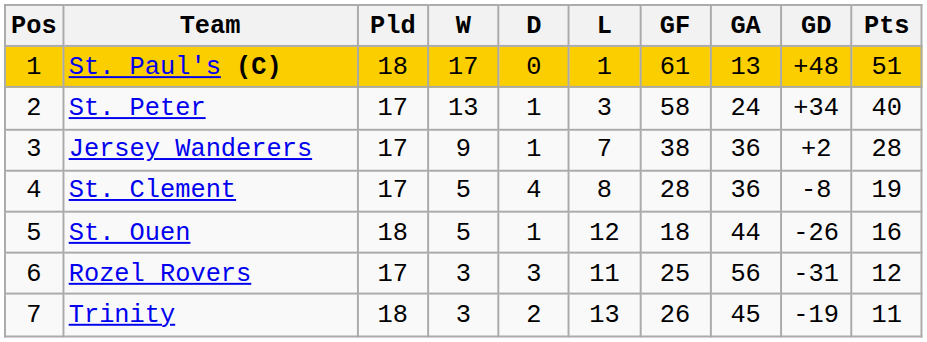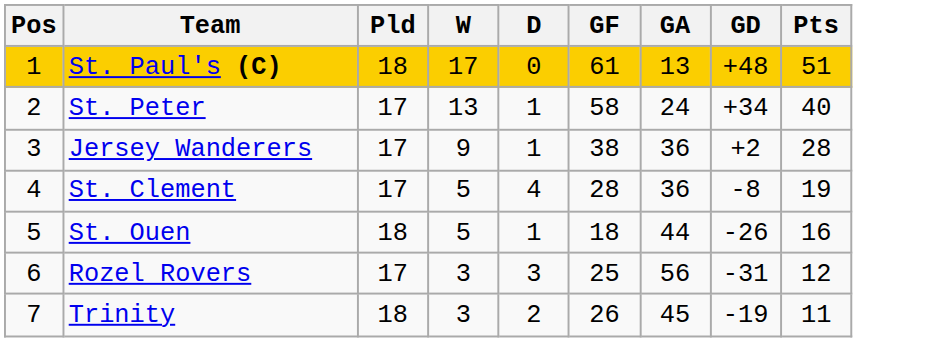- column: (604, 26)
